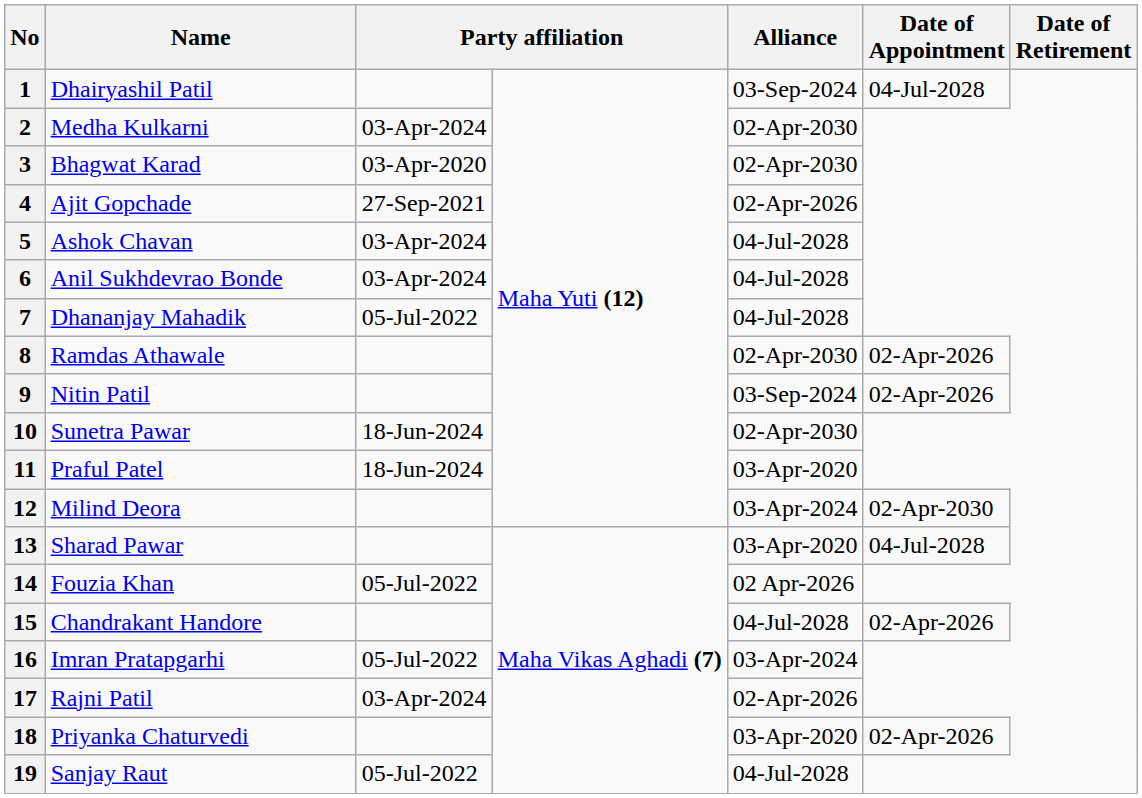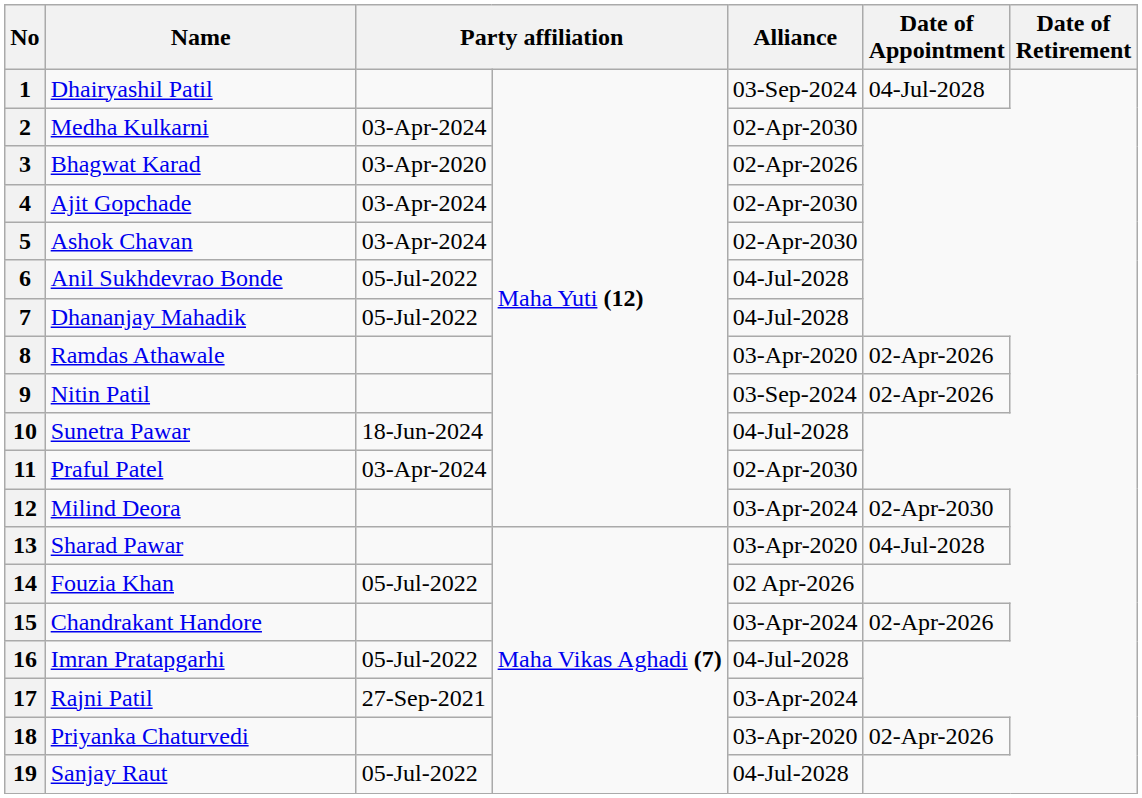(795, 164) 02-Apr-2030 -> (795, 164) 02-Apr-2026
(424, 202) 27-Sep-2021 -> (424, 202) 03-Apr-2024
(795, 202) 02-Apr-2026 -> (795, 202) 02-Apr-2030
(791, 240) 04-Jul-2028 -> (795, 240) 02-Apr-2030
(424, 278) 03-Apr-2024 -> (420, 278) 05-Jul-2022
(795, 355) 02-Apr-2030 -> (795, 355) 03-Apr-2020
(795, 431) 02-Apr-2030 -> (791, 431) 04-Jul-2028
(422, 469) 18-Jun-2024 -> (424, 469) 03-Apr-2024
(795, 469) 03-Apr-2020 -> (795, 469) 02-Apr-2030
(791, 621) 04-Jul-2028 -> (795, 621) 03-Apr-2024
(795, 659) 03-Apr-2024 -> (791, 659) 04-Jul-2028
(424, 697) 03-Apr-2024 -> (424, 697) 27-Sep-2021
(795, 697) 02-Apr-2026 -> (795, 697) 03-Apr-2024
